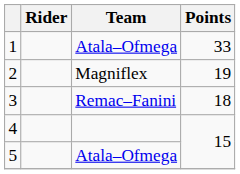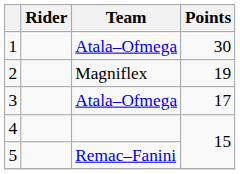(222, 45) 33 -> (222, 45) 30
(126, 100) Remac–Fanini -> (126, 100) Atala–Ofmega
(222, 100) 18 -> (222, 100) 17
(126, 155) Atala–Ofmega -> (126, 155) Remac–Fanini
